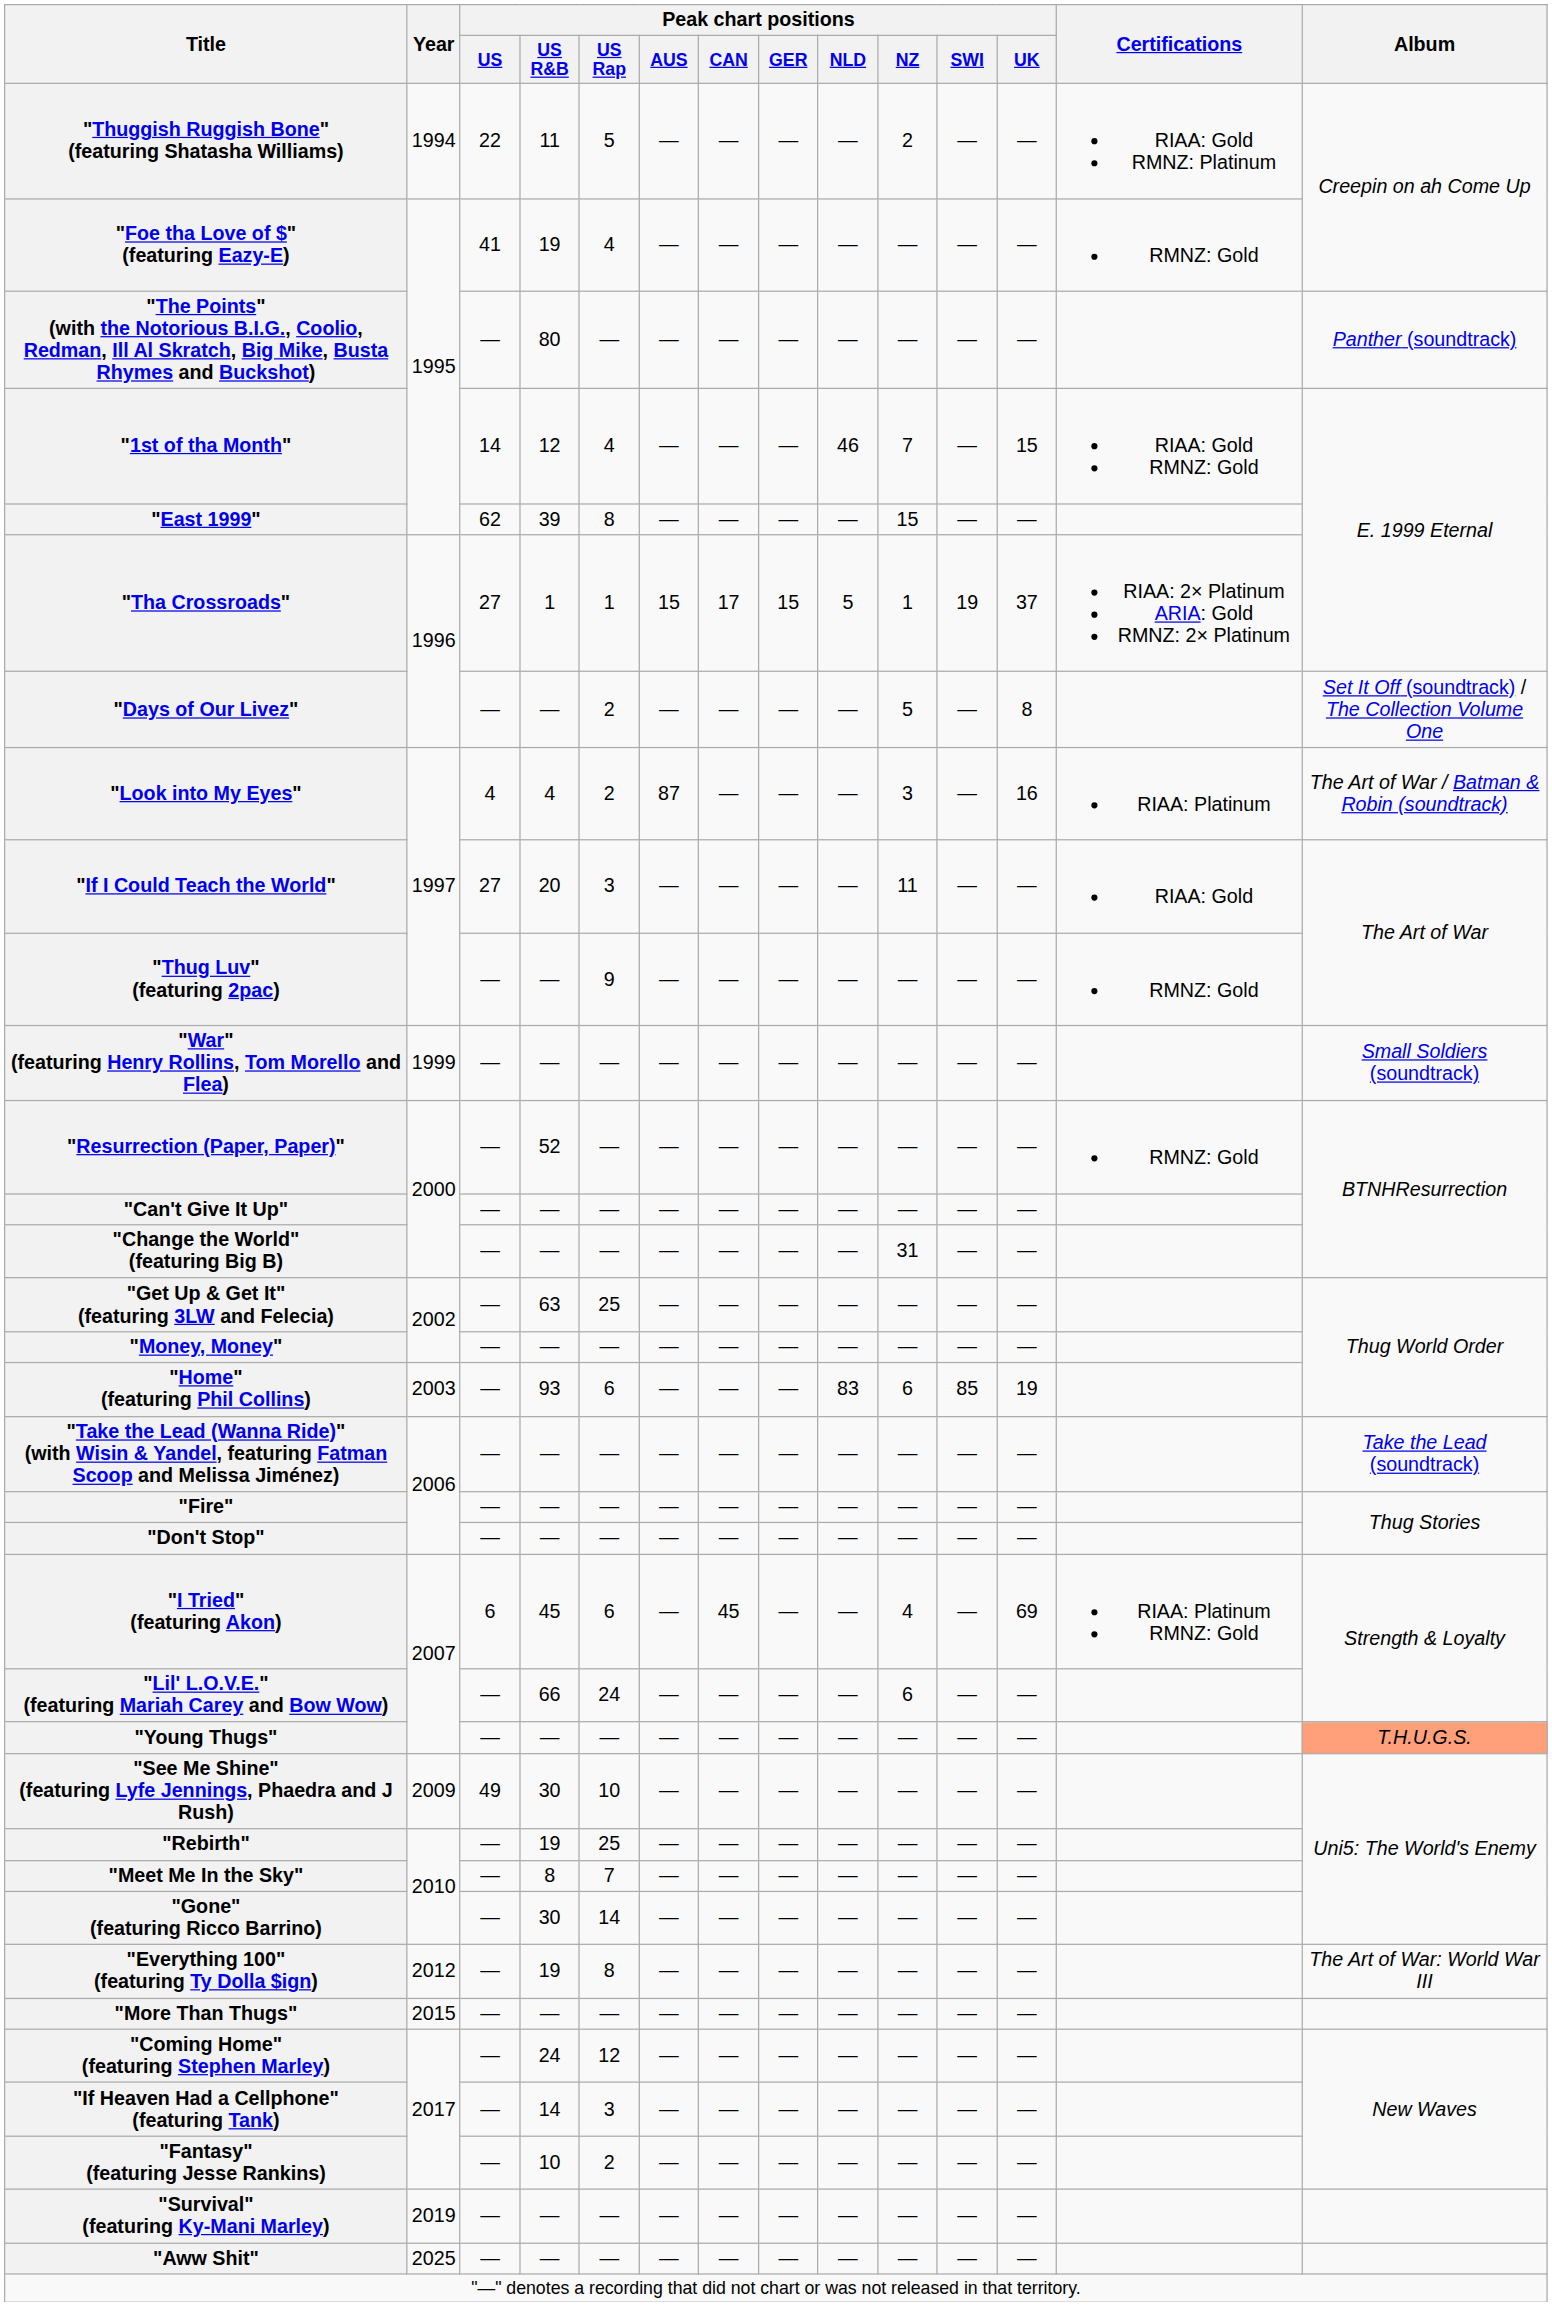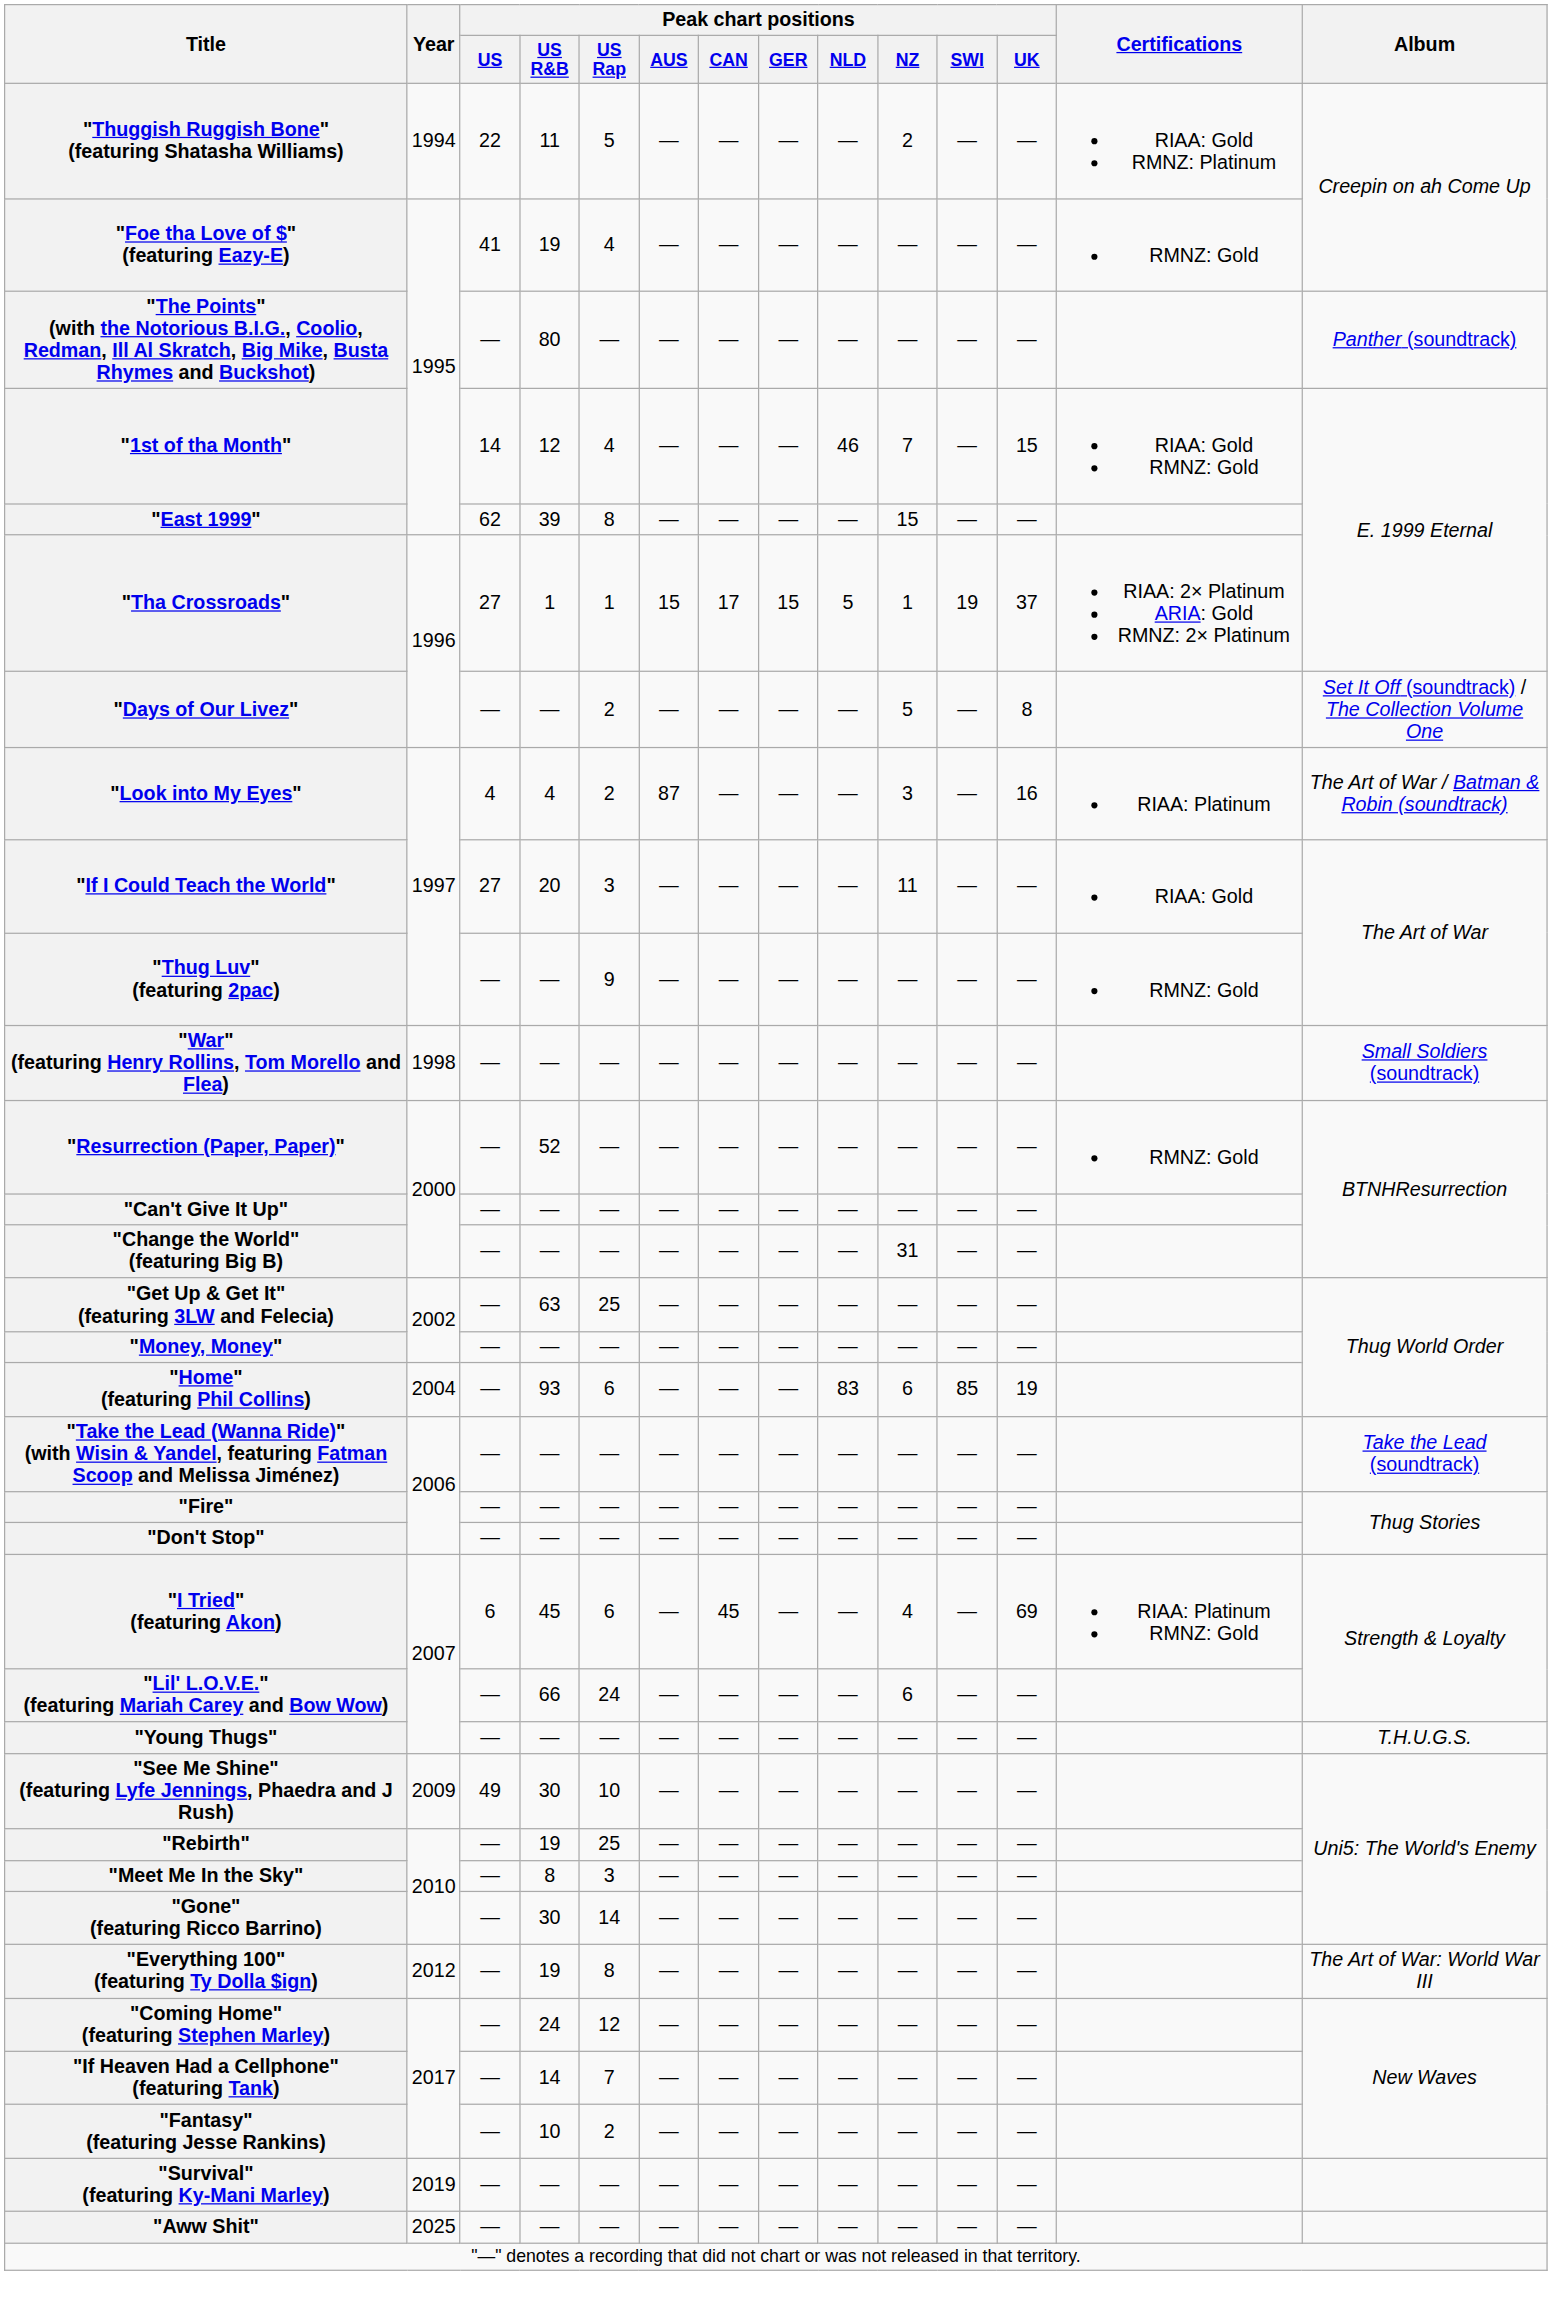(434, 1062) 1999 -> (434, 1062) 1998
(434, 1389) 2003 -> (434, 1389) 2004
(1425, 1737) lightsalmon background -> (1425, 1737) no background
(609, 1875) 7 -> (609, 1875) 3
- row: (206, 2013)
(609, 2109) 3 -> (609, 2077) 7
